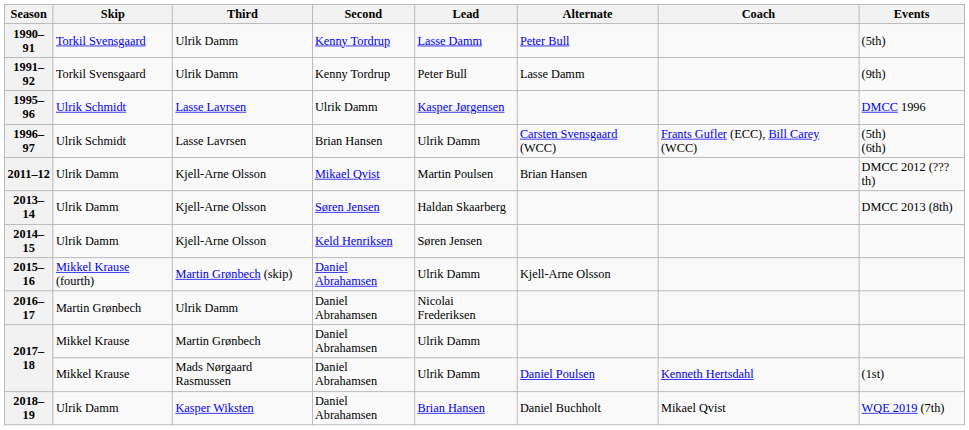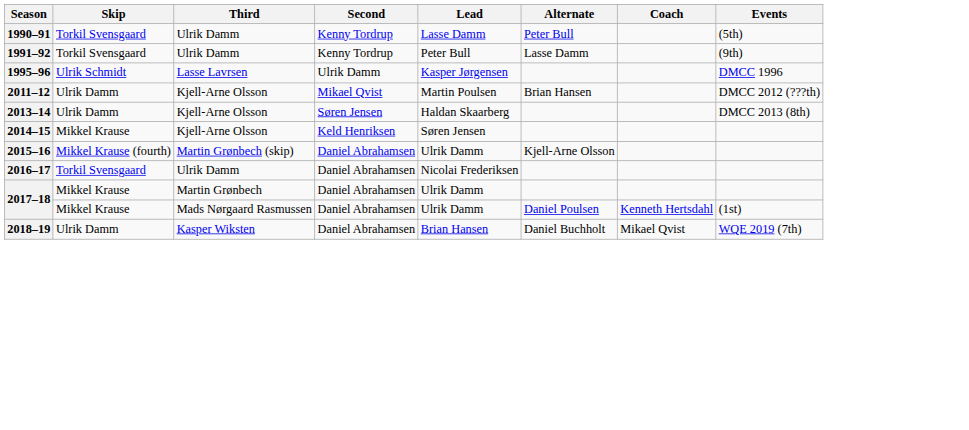- row: (29, 140)
(87, 241) Ulrik Damm -> (93, 131) Mikkel Krause
(98, 307) Martin Grønbech -> (101, 170) Torkil Svensgaard
